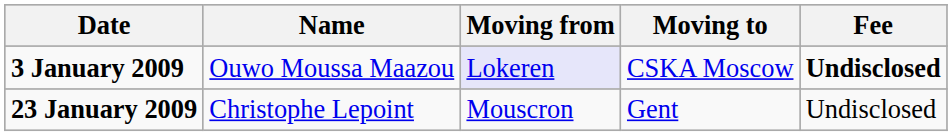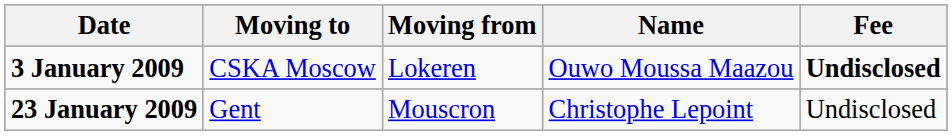columns swapped: (332, 25) <-> (710, 25)
(510, 67) lavender background -> (432, 67) no background
